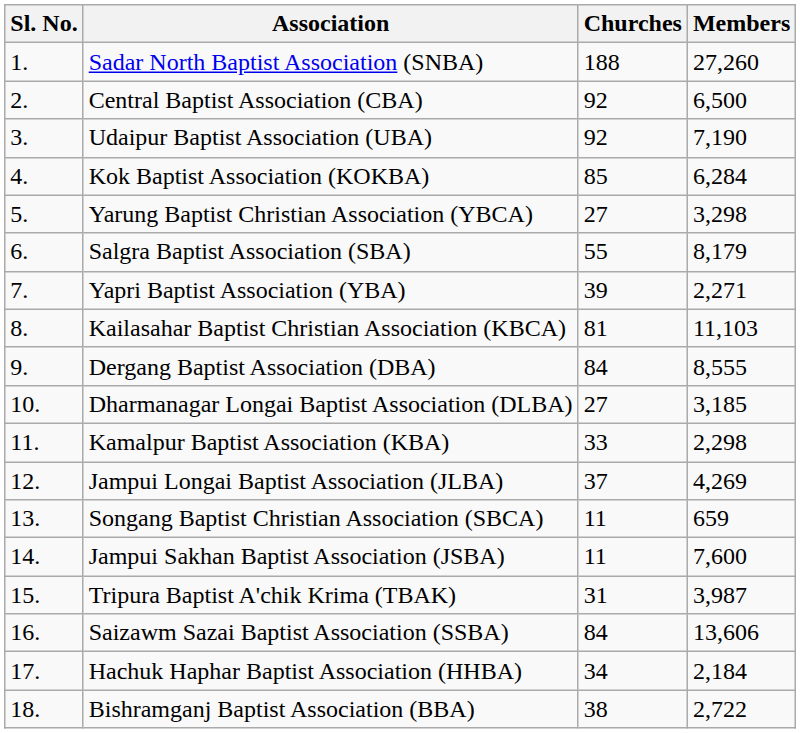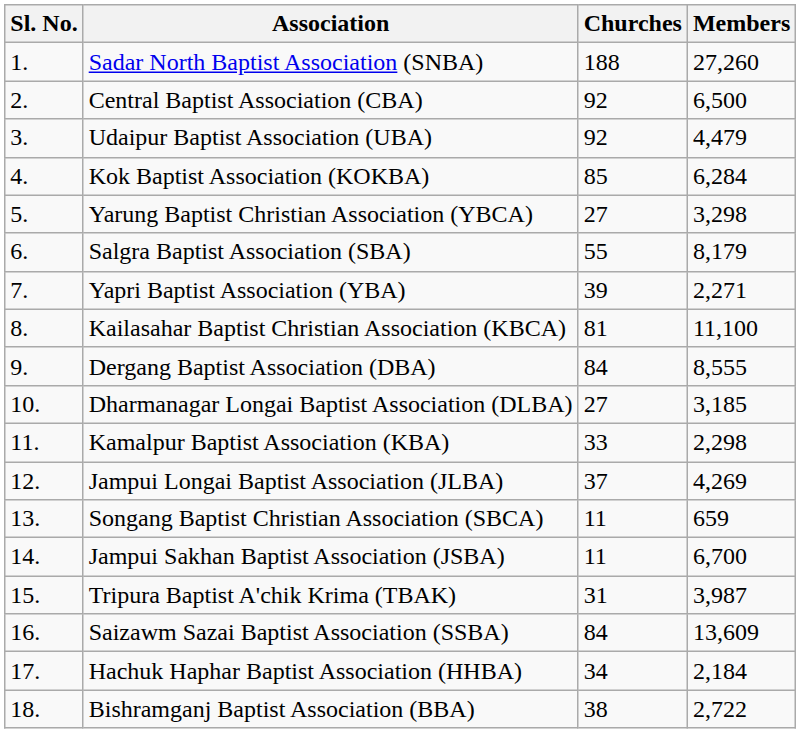(720, 137) 7,190 -> (720, 137) 4,479
(726, 328) 11,103 -> (726, 328) 11,100
(720, 556) 7,600 -> (720, 556) 6,700
(726, 632) 13,606 -> (726, 632) 13,609
